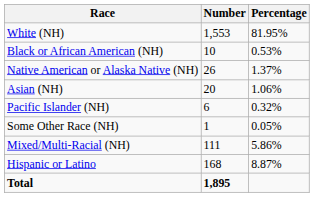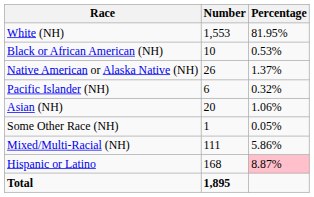rows swapped: (35, 88) <-> (58, 107)
(266, 164) no background -> (266, 164) pink background
